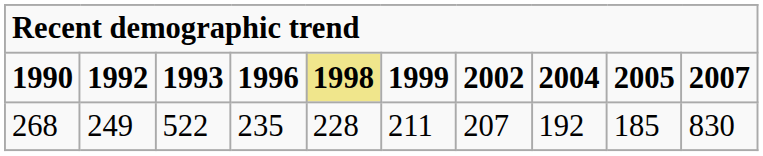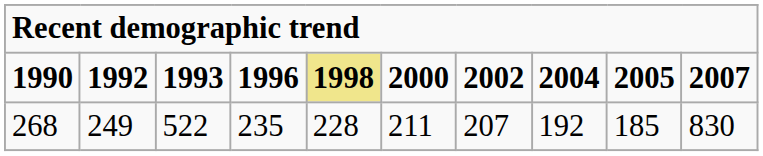(419, 77) 1999 -> (419, 77) 2000
